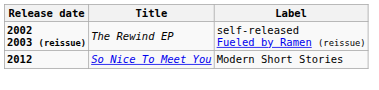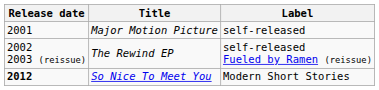+ row: (155, 30)
(47, 36) bold -> (47, 53) normal
